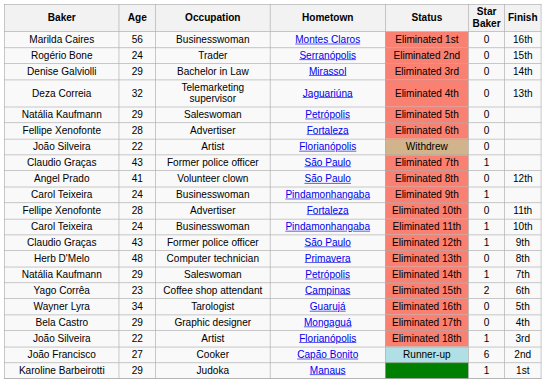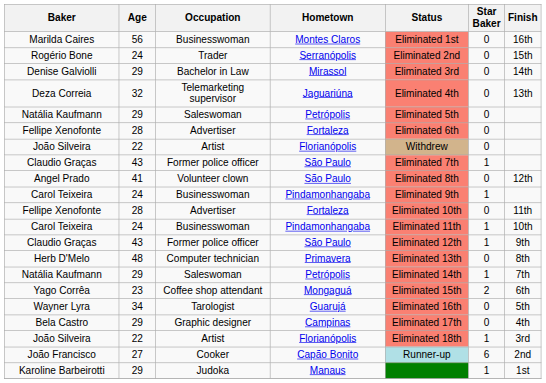(328, 290) Campinas -> (328, 290) Mongaguá
(328, 322) Mongaguá -> (328, 322) Campinas
